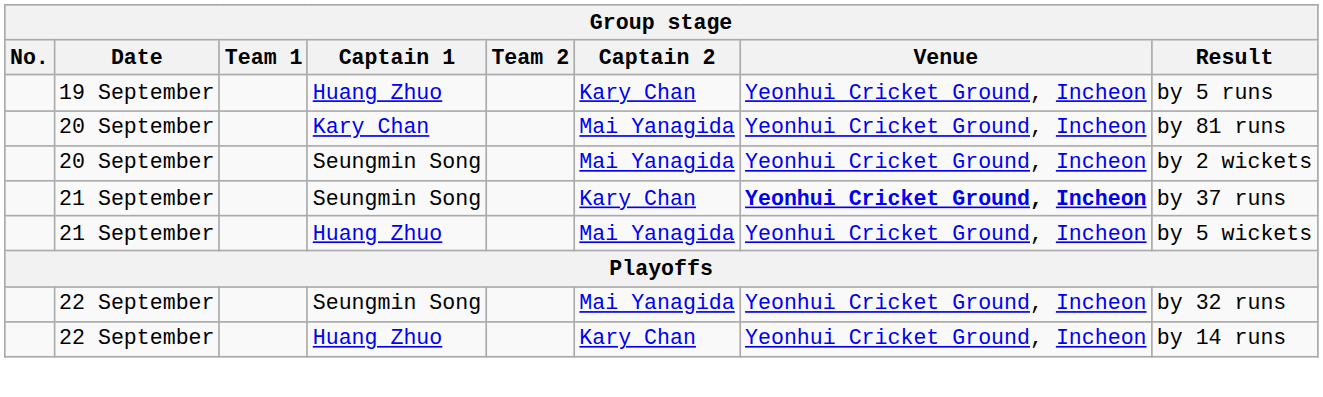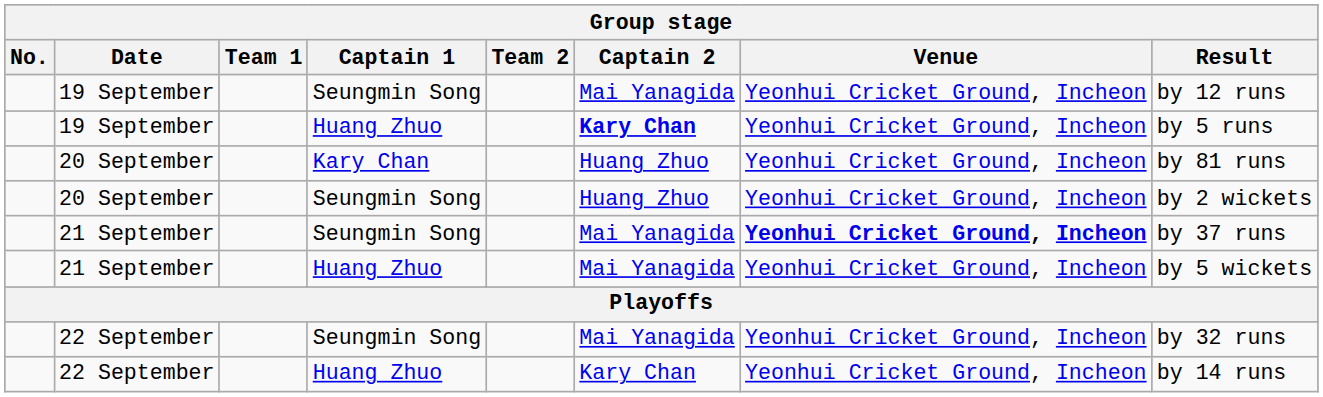+ row: (137, 93)
(638, 93) normal -> (638, 128) bold
(657, 128) Mai Yanagida -> (644, 163) Huang Zhuo
(657, 163) Mai Yanagida -> (644, 198) Huang Zhuo
(638, 198) Kary Chan -> (657, 233) Mai Yanagida
